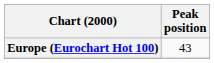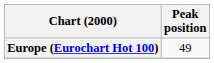(185, 48) 43 -> (185, 48) 49
